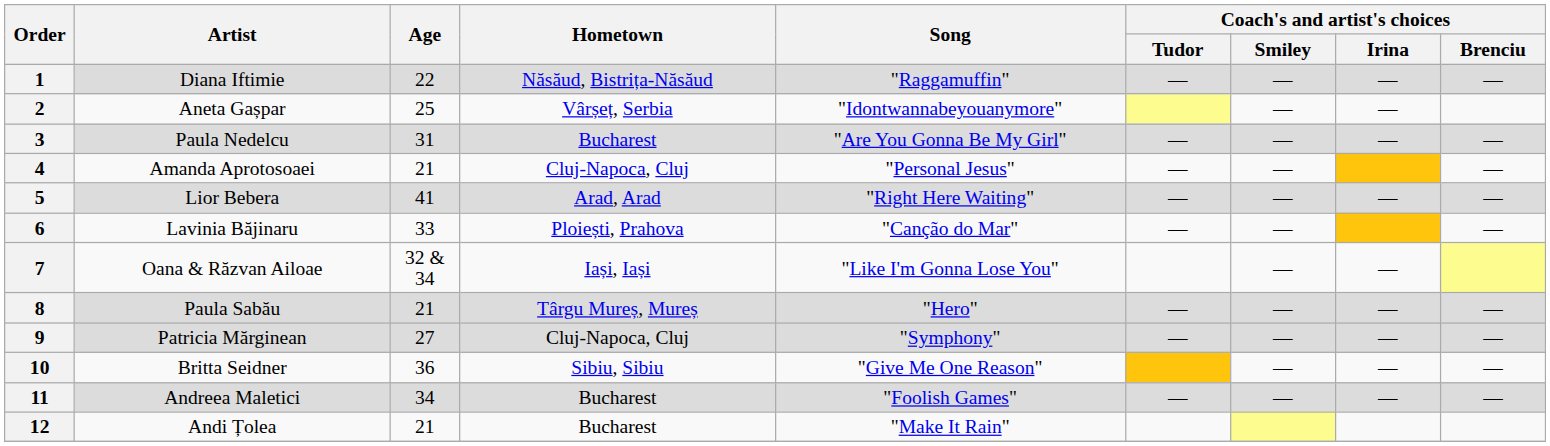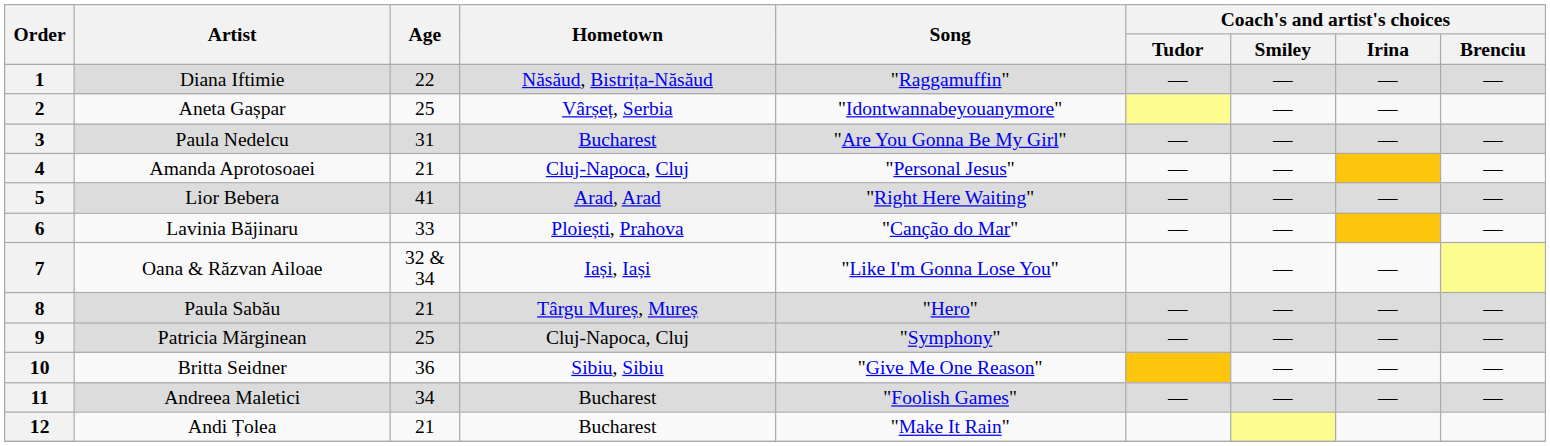(425, 338) 27 -> (425, 338) 25
